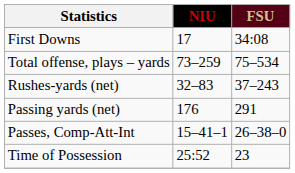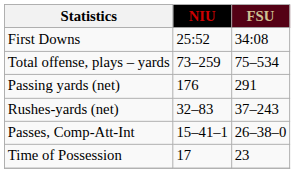(184, 39) 17 -> (193, 39) 25:52
rows swapped: (63, 86) <-> (64, 109)
(193, 156) 25:52 -> (184, 156) 17
